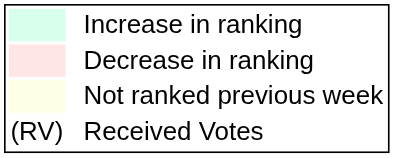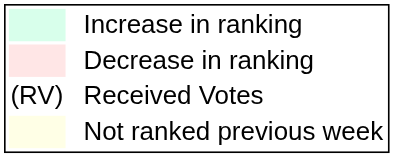rows swapped: (233, 96) <-> (174, 131)
